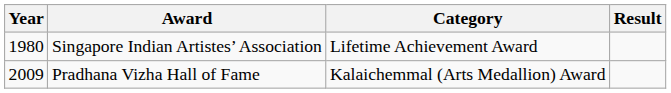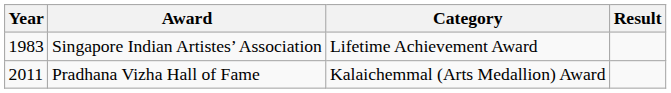(26, 46) 1980 -> (26, 46) 1983
(26, 74) 2009 -> (26, 74) 2011
